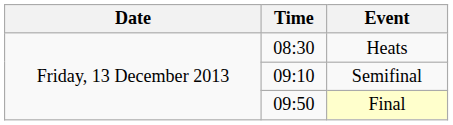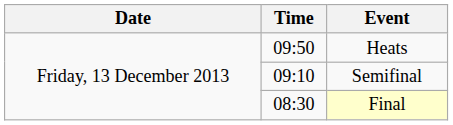(294, 47) 08:30 -> (294, 47) 09:50
(294, 104) 09:50 -> (294, 104) 08:30
